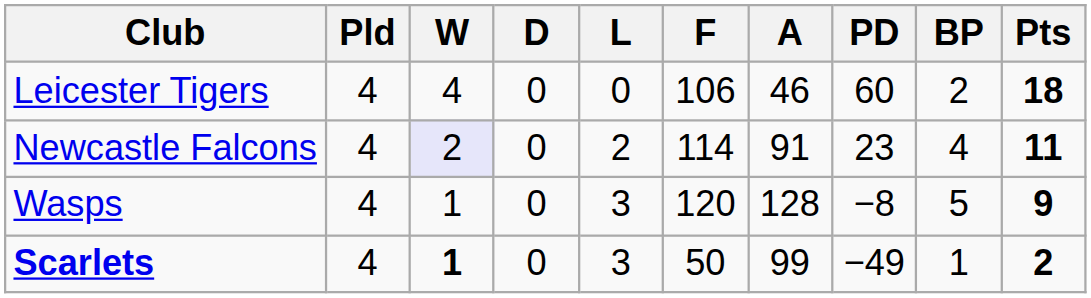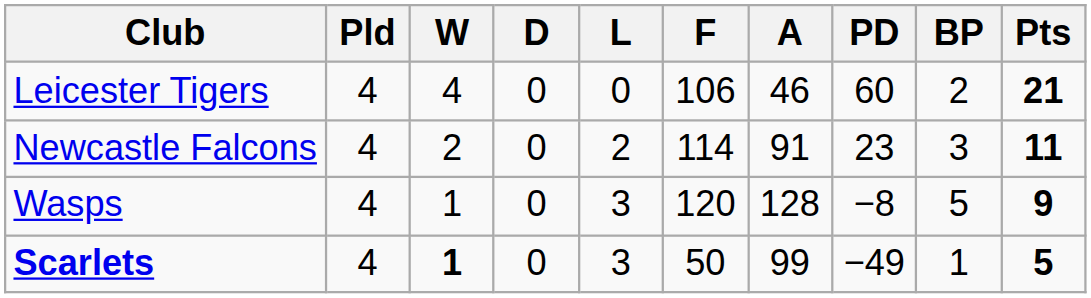(1043, 90) 18 -> (1043, 90) 21
(452, 147) lavender background -> (452, 147) no background
(959, 147) 4 -> (959, 147) 3
(1043, 262) 2 -> (1043, 262) 5
